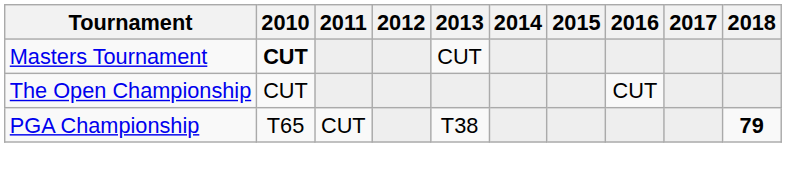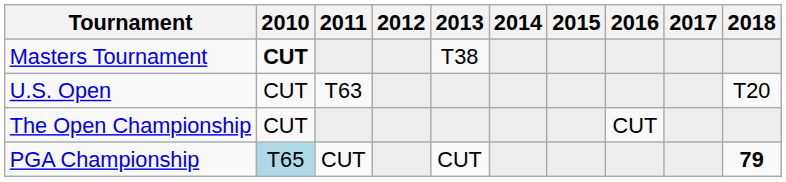(460, 57) CUT -> (460, 57) T38
+ row: (60, 91)
(285, 125) no background -> (285, 160) lightblue background
(460, 125) T38 -> (460, 160) CUT
